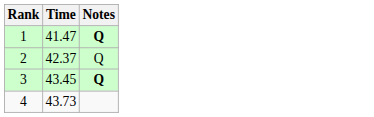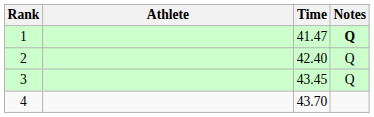+ column: (168, 15)
(61, 58) 42.37 -> (312, 58) 42.40
(99, 79) bold -> (350, 79) normal
(61, 101) 43.73 -> (312, 101) 43.70
